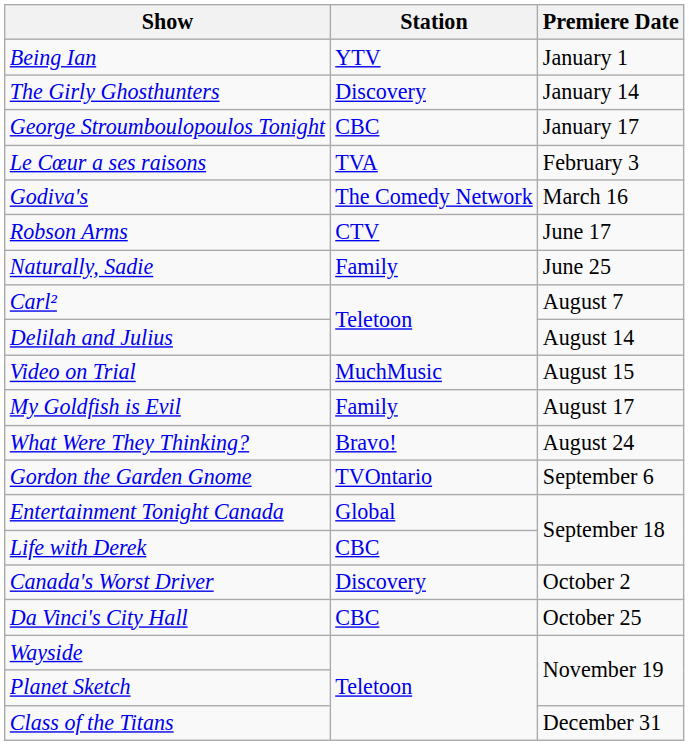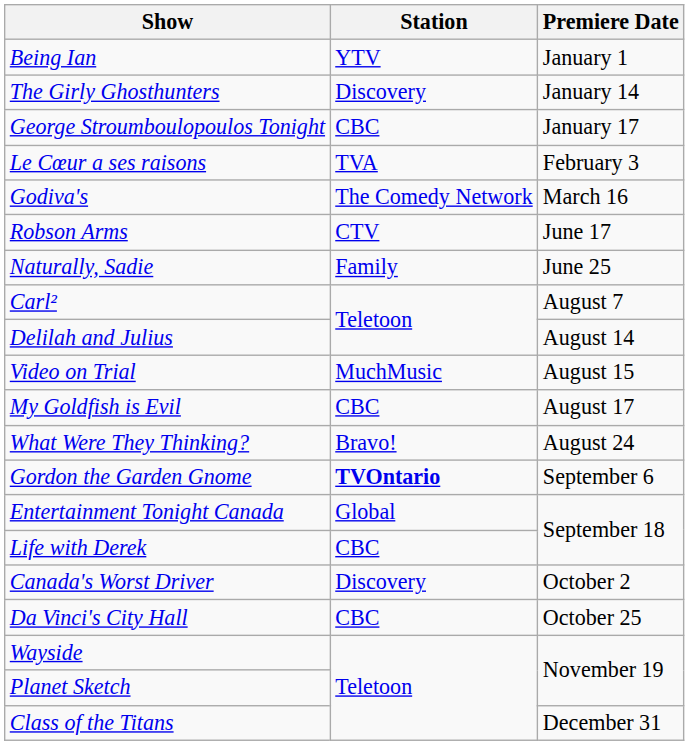(367, 407) Family -> (357, 407) CBC
(384, 477) normal -> (388, 477) bold
